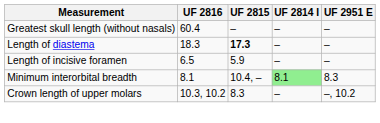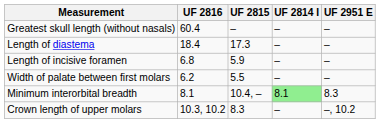(190, 45) 18.3 -> (190, 45) 18.4
(240, 45) bold -> (240, 45) normal
(187, 61) 6.5 -> (187, 61) 6.8
+ row: (89, 77)
